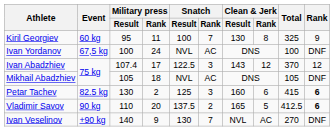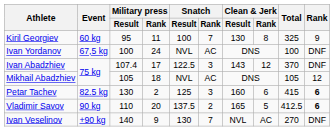(317, 65) 12 -> (317, 65) DNF
(317, 79) DNF -> (317, 79) 12
